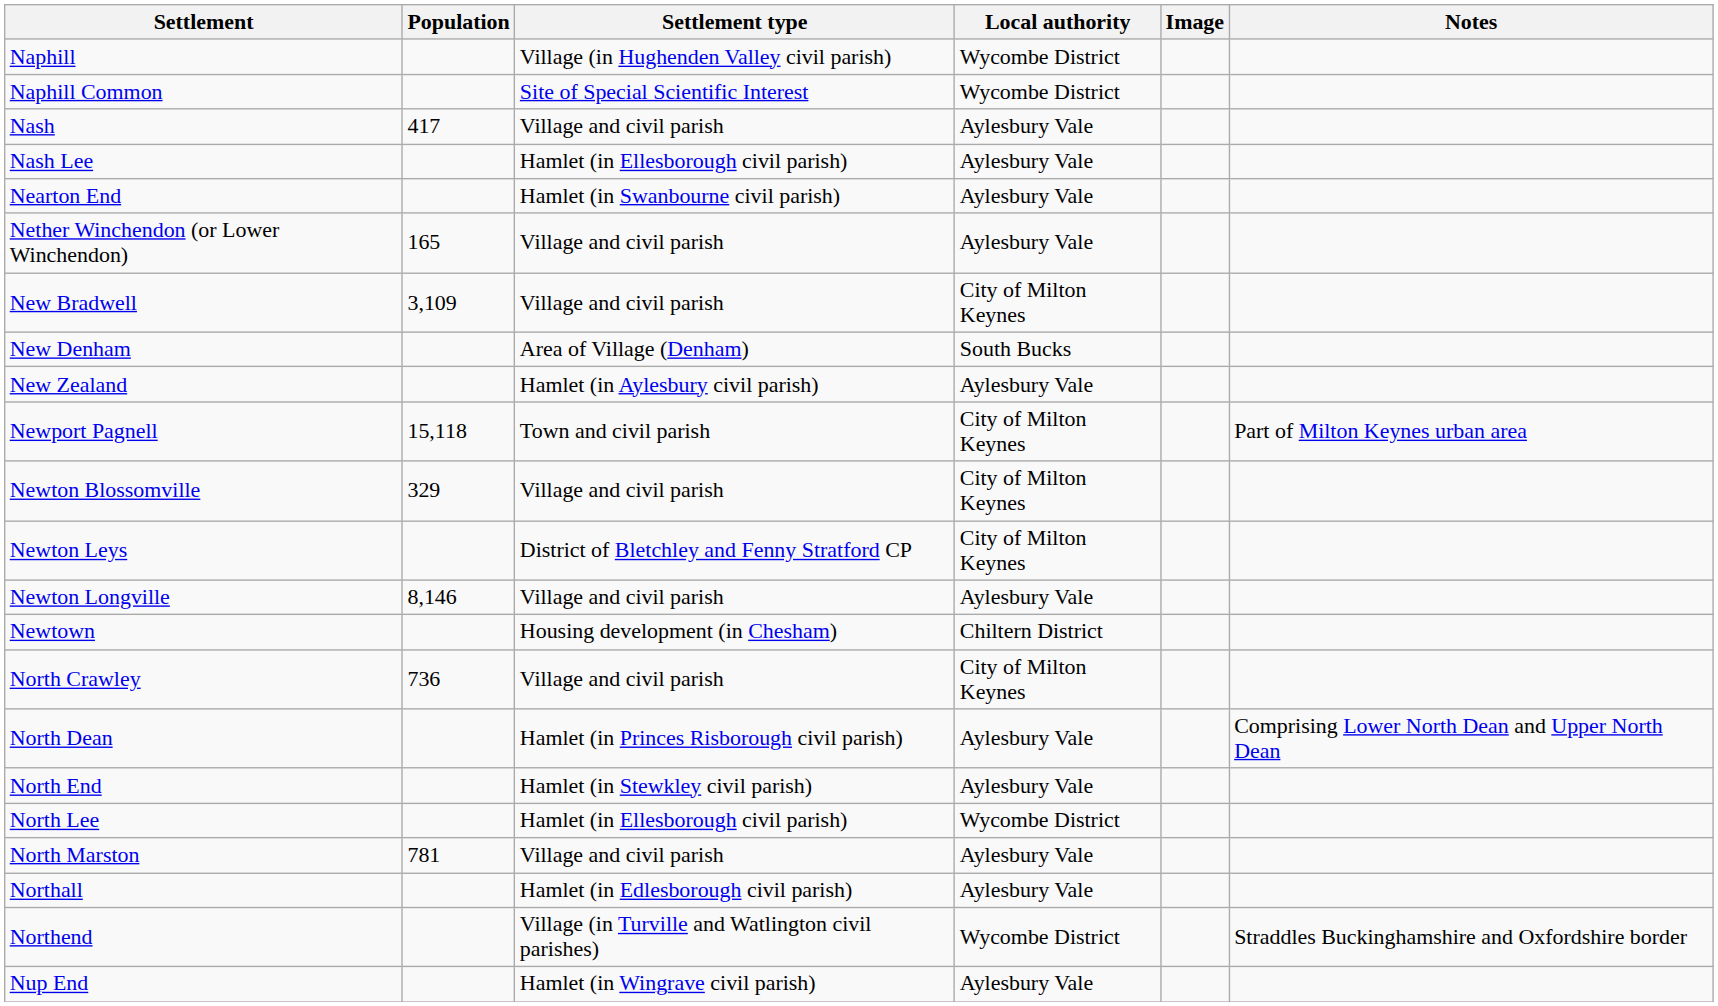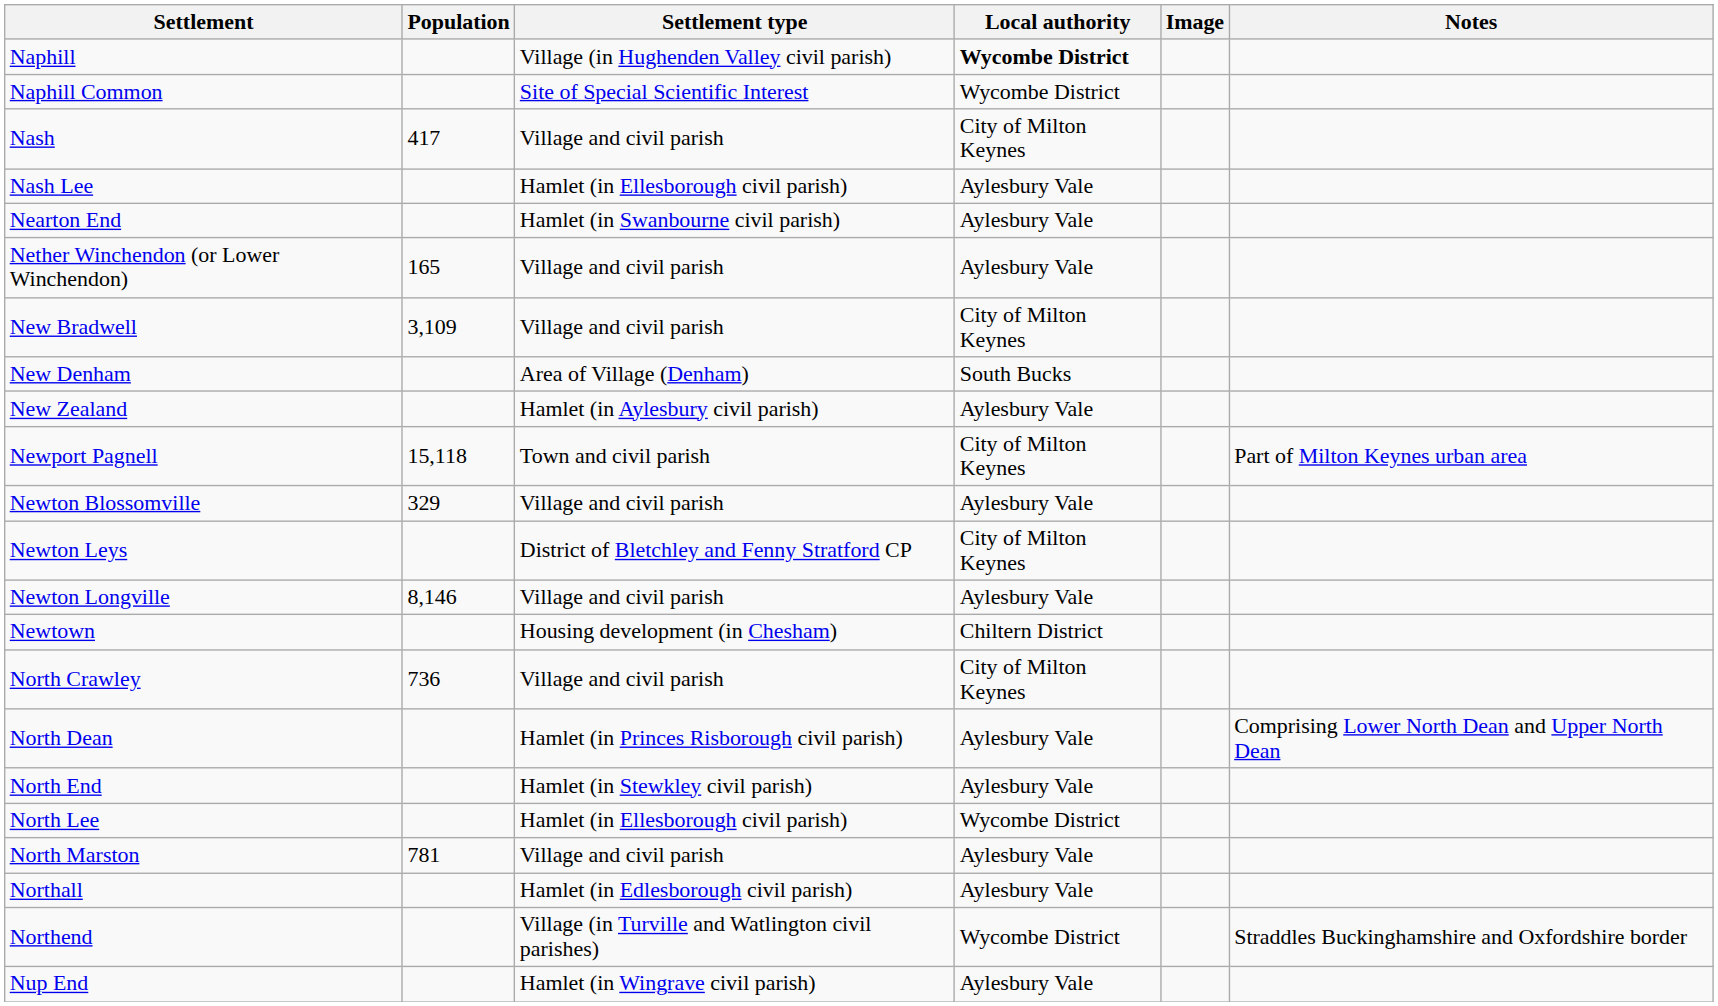(1040, 56) normal -> (1044, 56) bold
(1026, 126) Aylesbury Vale -> (1023, 138) City of Milton Keynes
(1023, 490) City of Milton Keynes -> (1026, 502) Aylesbury Vale
